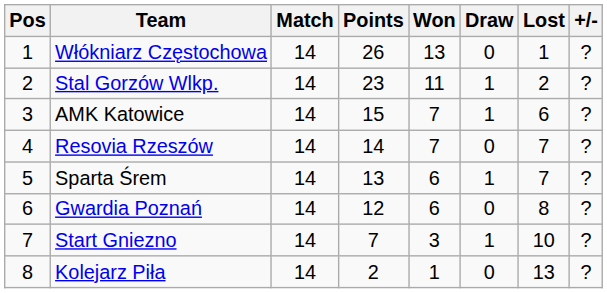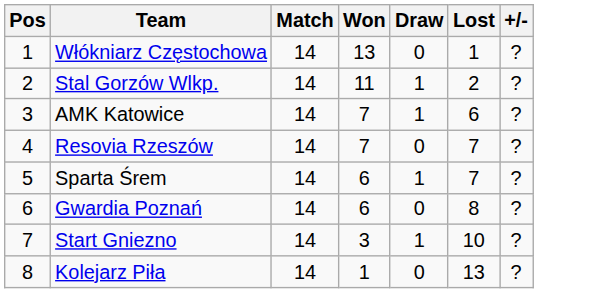- column: (373, 21)
